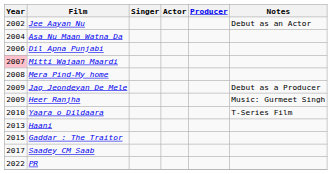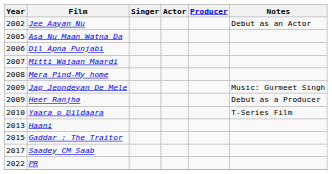(16, 36) 2004 -> (16, 36) 2005
(16, 62) pink background -> (16, 62) no background
(276, 87) Debut as a Producer -> (278, 87) Music: Gurmeet Singh
(278, 100) Music: Gurmeet Singh -> (276, 100) Debut as a Producer
